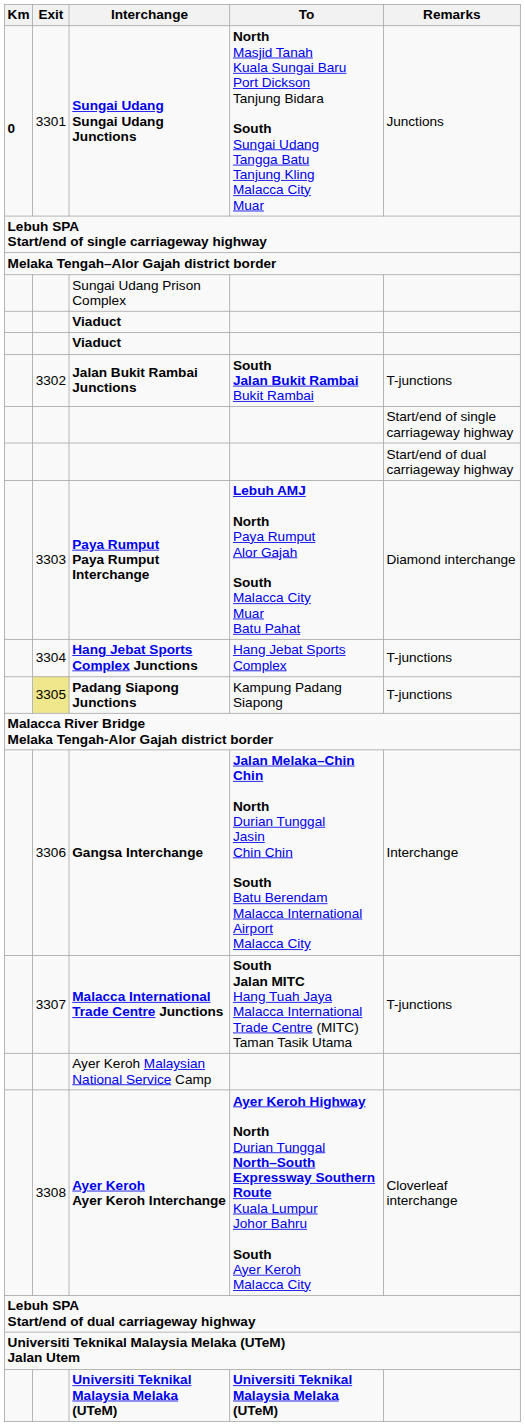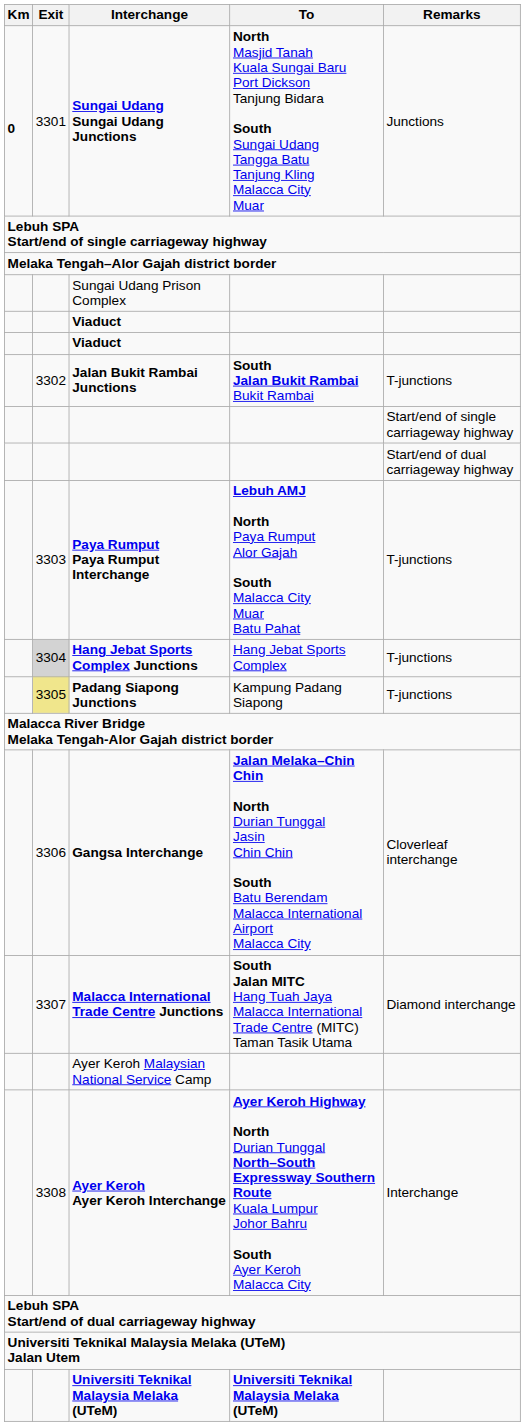(451, 559) Diamond interchange -> (419, 559) T-junctions
(51, 657) no background -> (51, 657) lightgrey background
(422, 852) Interchange -> (422, 852) Cloverleaf interchange
(419, 1004) T-junctions -> (451, 1004) Diamond interchange
(422, 1192) Cloverleaf interchange -> (422, 1192) Interchange
